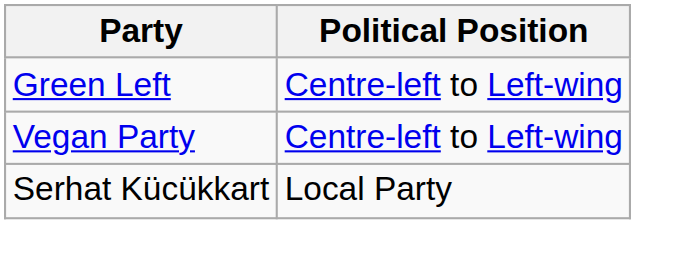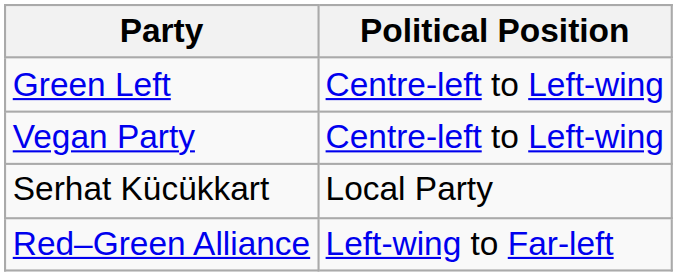+ row: (161, 243)
